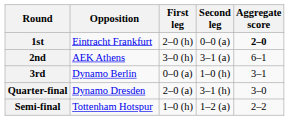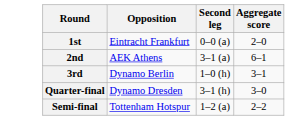- column: (178, 18)
(259, 41) bold -> (259, 41) normal
